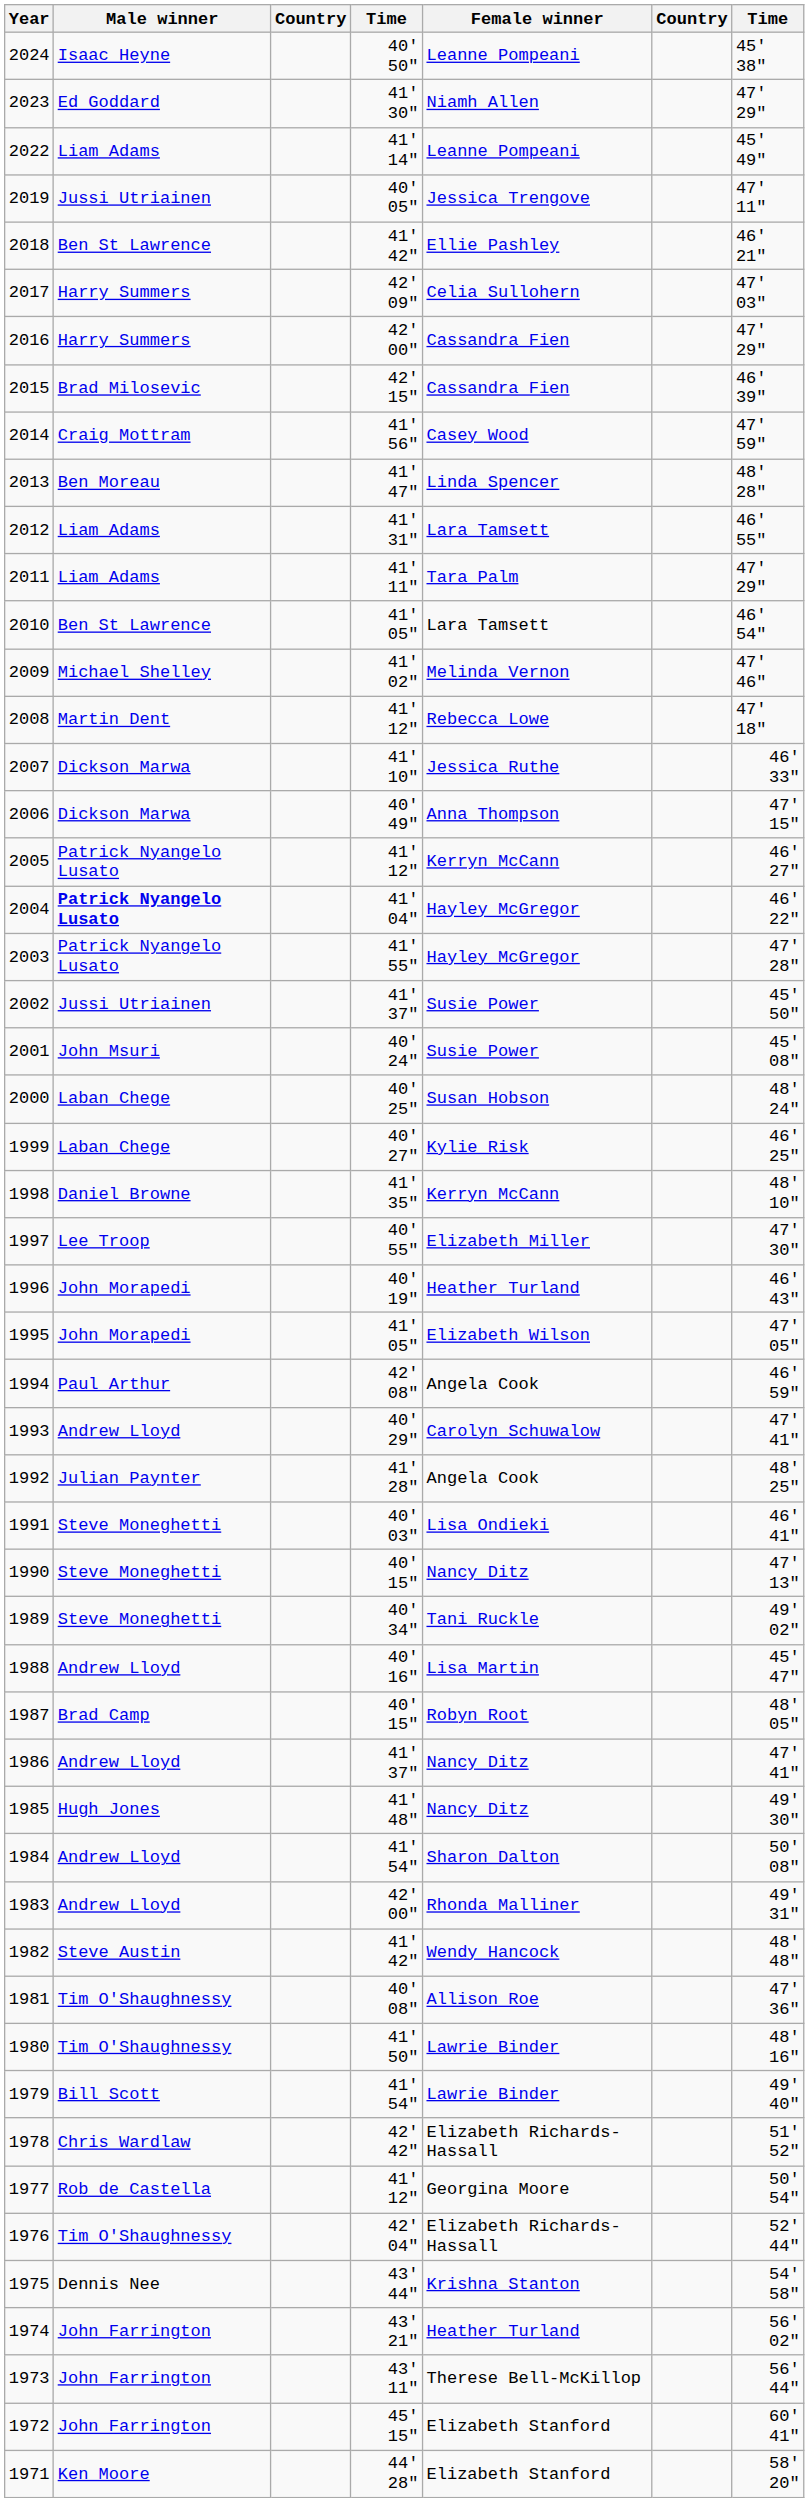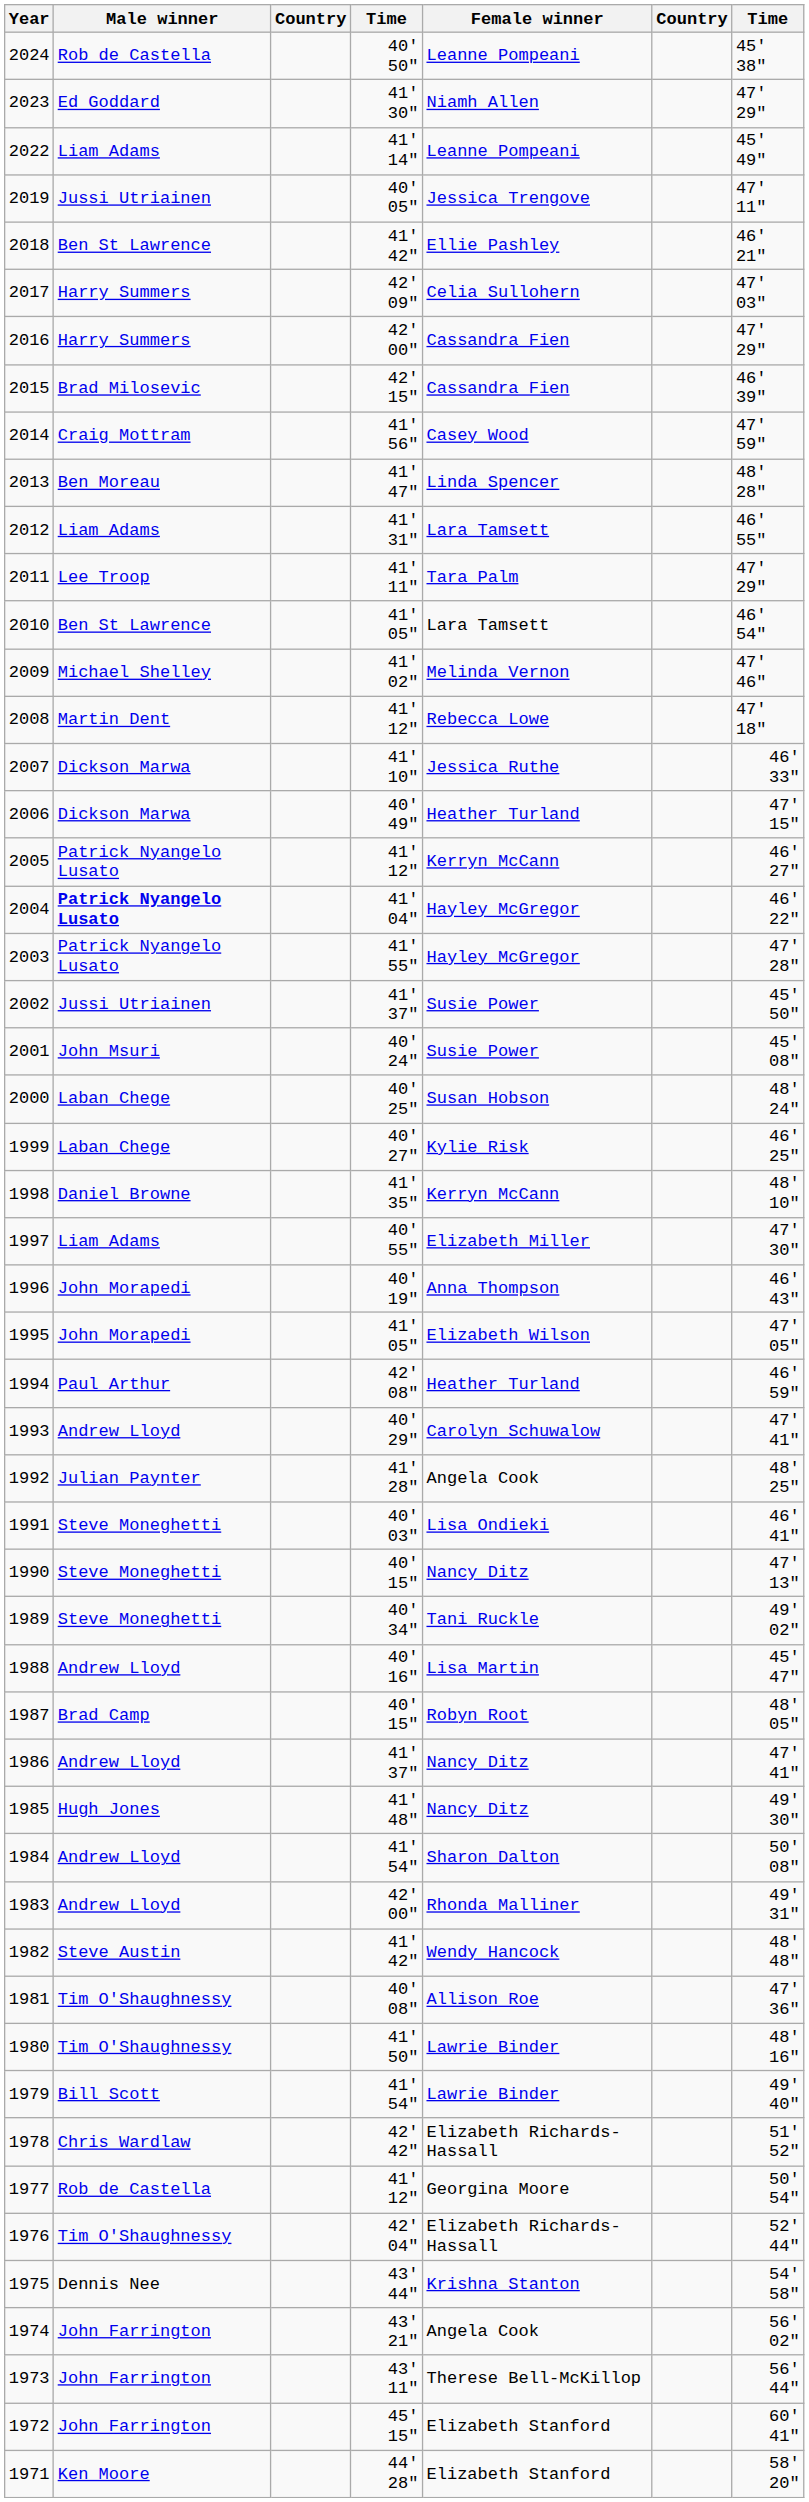(114, 56) Isaac Heyne -> (134, 56) Rob de Castella
(109, 578) Liam Adams -> (104, 578) Lee Troop
(493, 815) Anna Thompson -> (503, 815) Heather Turland
(104, 1241) Lee Troop -> (109, 1241) Liam Adams
(503, 1289) Heather Turland -> (493, 1289) Anna Thompson
(483, 1383) Angela Cook -> (503, 1383) Heather Turland
(503, 2332) Heather Turland -> (483, 2332) Angela Cook
